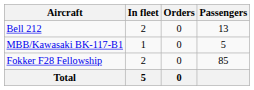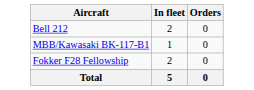- column: (223, 12)
